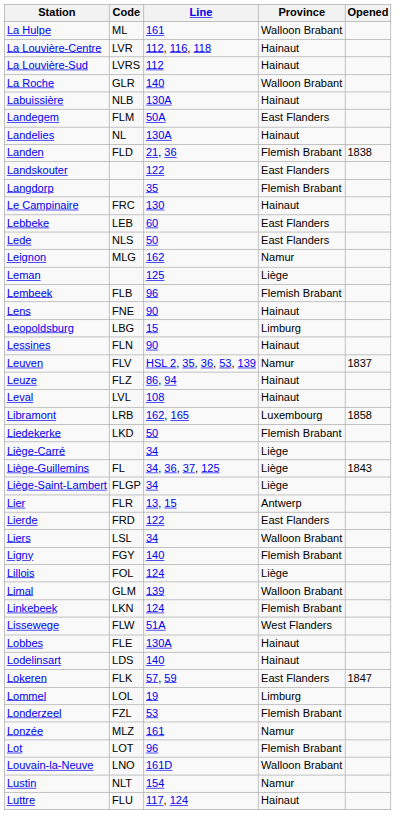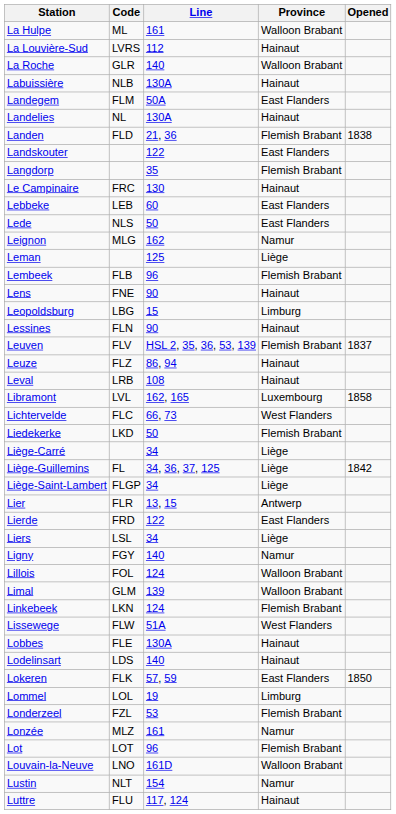- row: (54, 48)
(278, 363) Namur -> (301, 345) Flemish Brabant
(121, 398) LVL -> (123, 380) LRB
(123, 415) LRB -> (121, 398) LVL
+ row: (37, 415)
(360, 468) 1843 -> (360, 468) 1842
(302, 538) Walloon Brabant -> (275, 538) Liège
(301, 556) Flemish Brabant -> (278, 556) Namur
(275, 573) Liège -> (302, 573) Walloon Brabant
(360, 678) 1847 -> (360, 678) 1850
